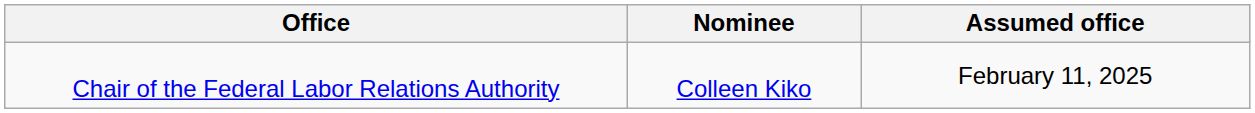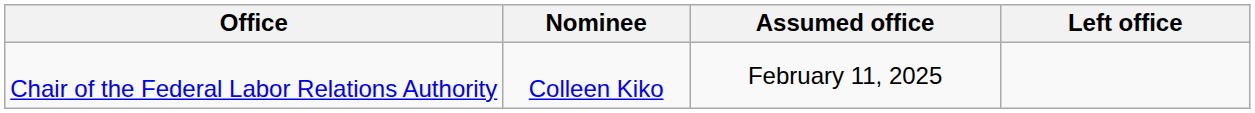+ column: (1125, 23)
